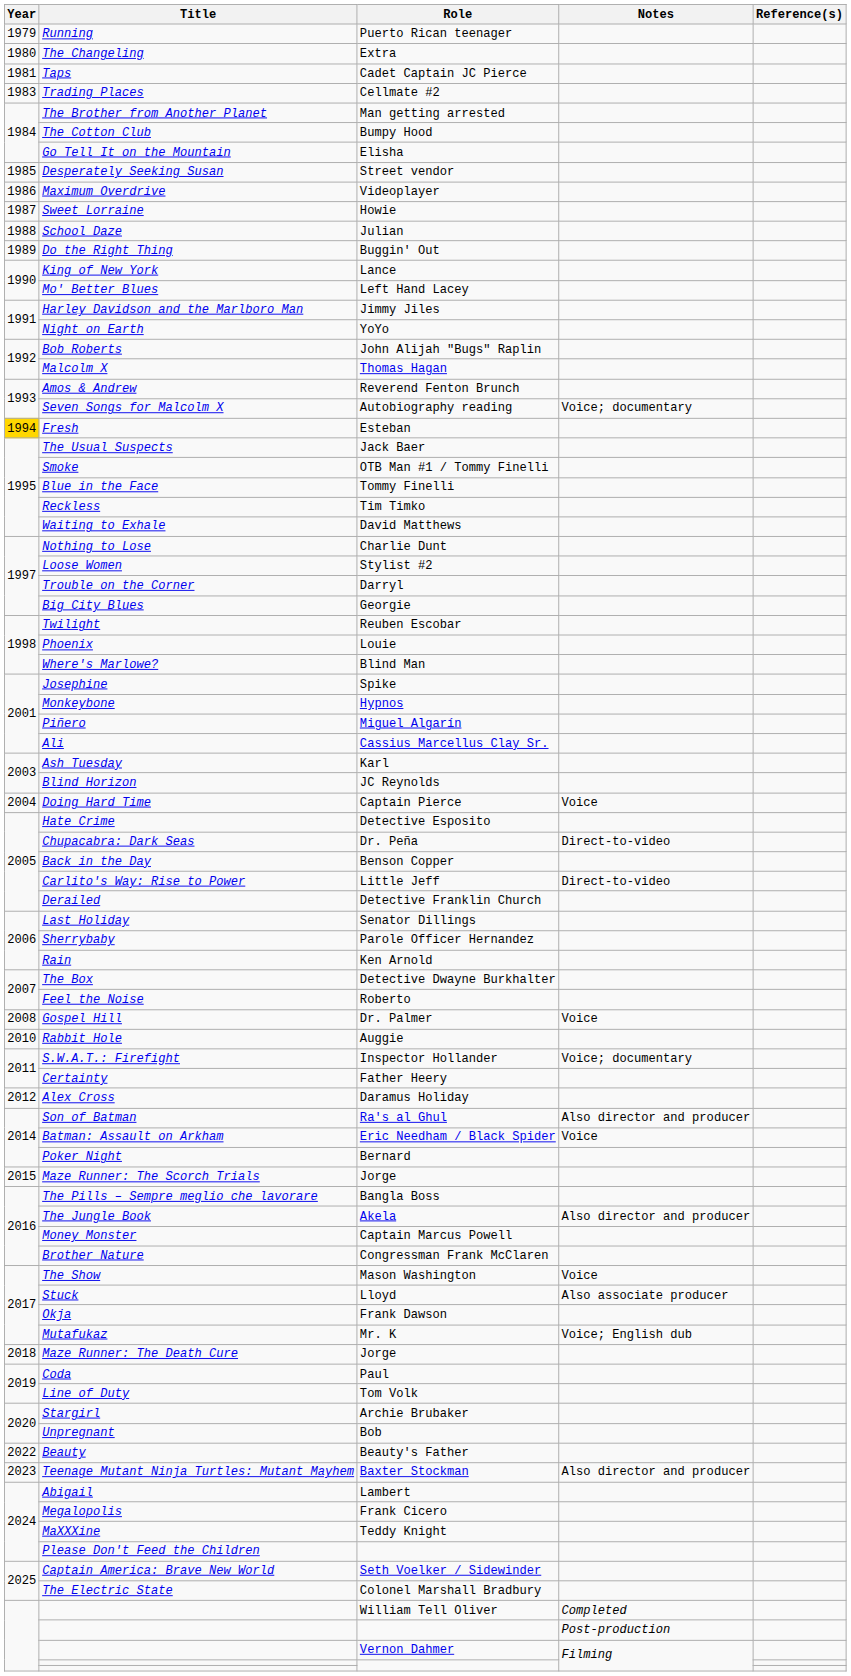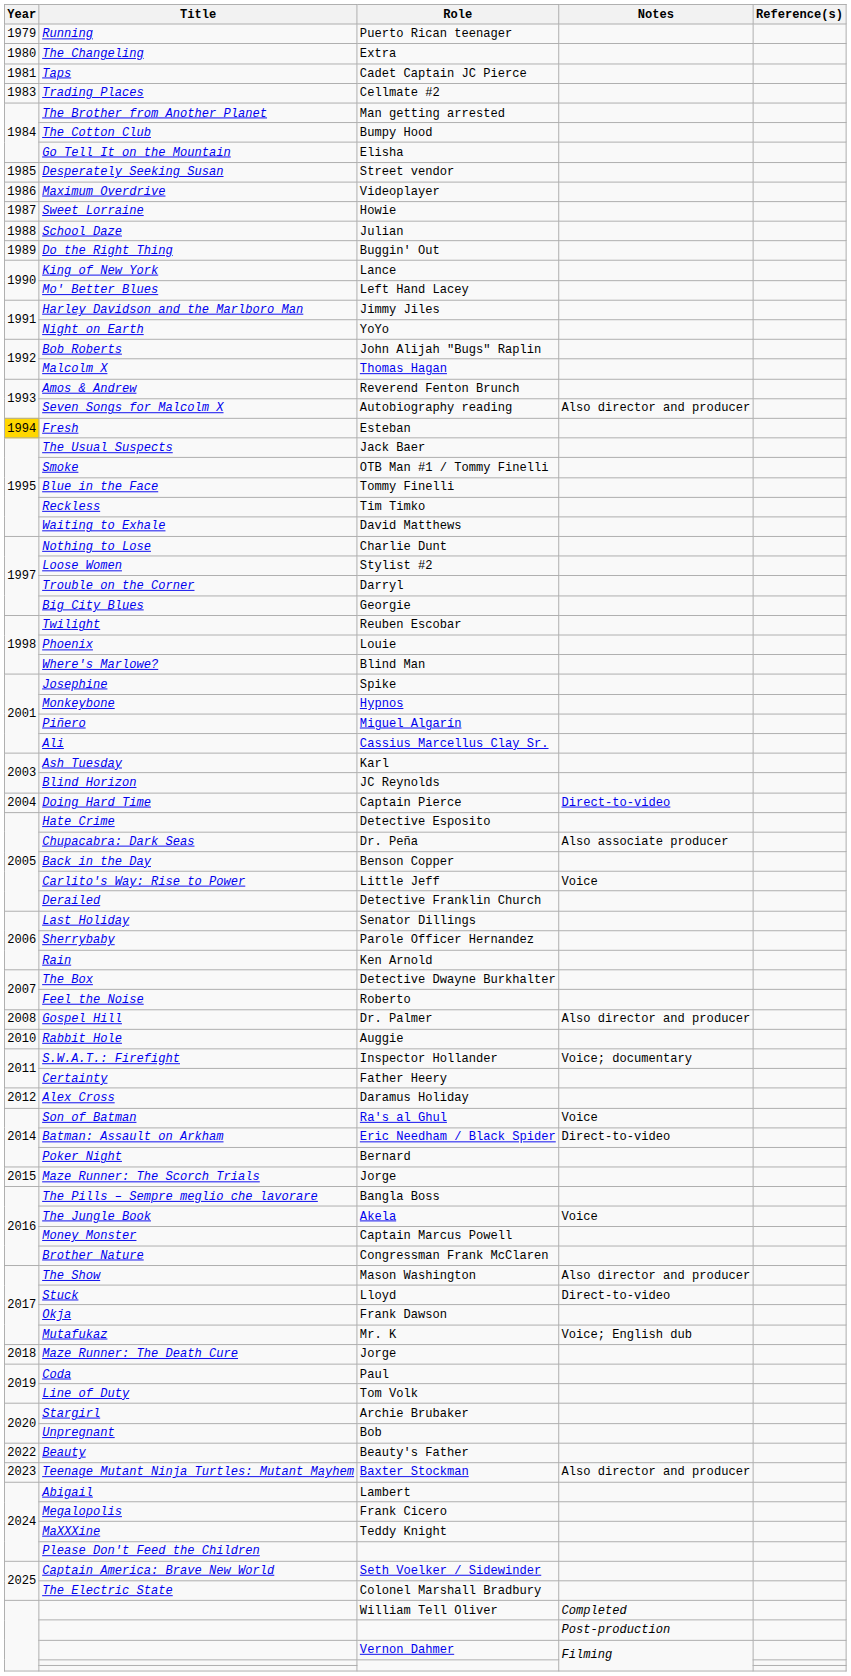(627, 408) Voice; documentary -> (656, 408) Also director and producer
(580, 802) Voice -> (616, 802) Direct-to-video
(616, 842) Direct-to-video -> (645, 842) Also associate producer
(616, 881) Direct-to-video -> (580, 881) Voice
(580, 1019) Voice -> (656, 1019) Also director and producer
(656, 1118) Also director and producer -> (580, 1118) Voice
(580, 1137) Voice -> (616, 1137) Direct-to-video
(656, 1216) Also director and producer -> (580, 1216) Voice
(580, 1275) Voice -> (656, 1275) Also director and producer
(645, 1295) Also associate producer -> (616, 1295) Direct-to-video
